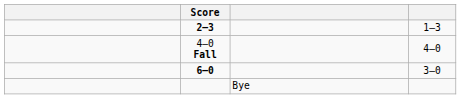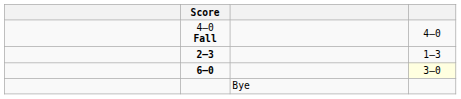rows swapped: (205, 49) <-> (205, 28)
(432, 70) no background -> (432, 70) lightyellow background
